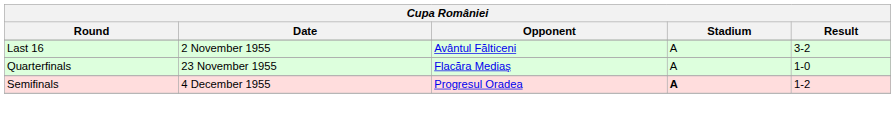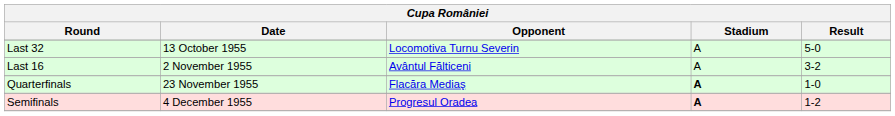+ row: (25, 48)
(674, 66) normal -> (698, 84) bold
